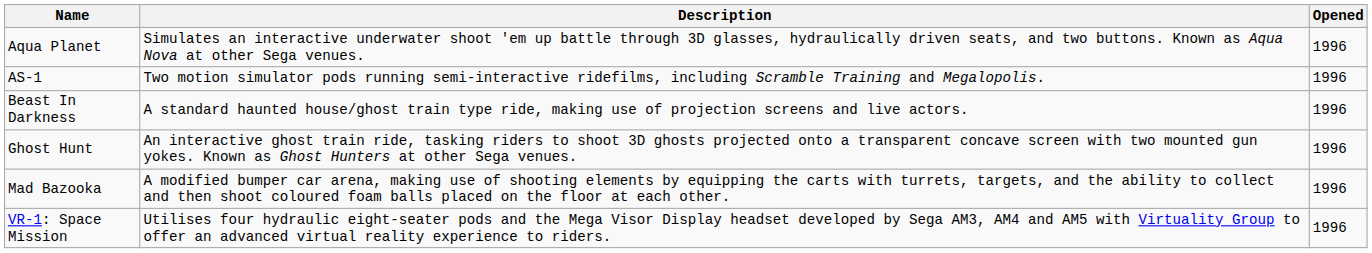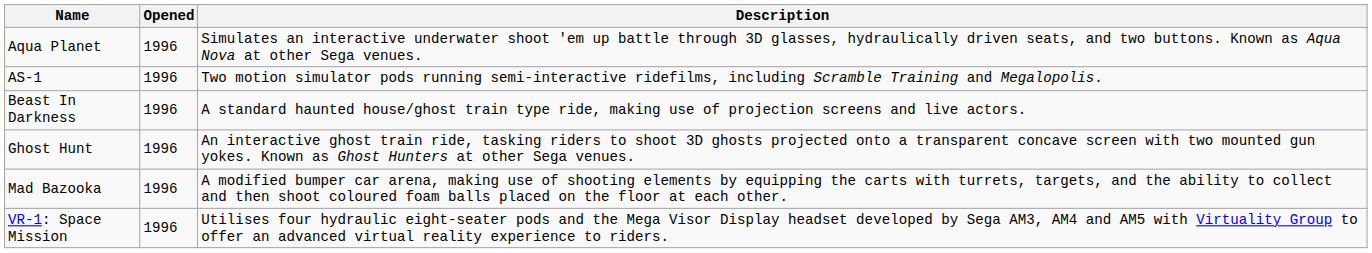columns swapped: (1338, 16) <-> (725, 16)
